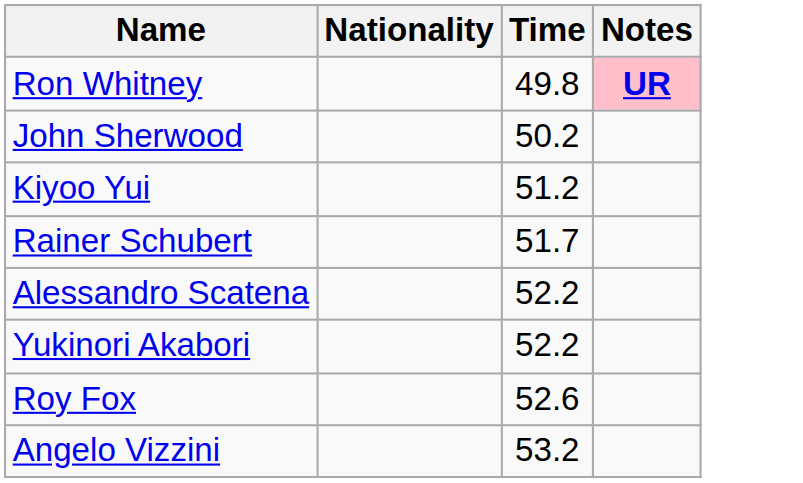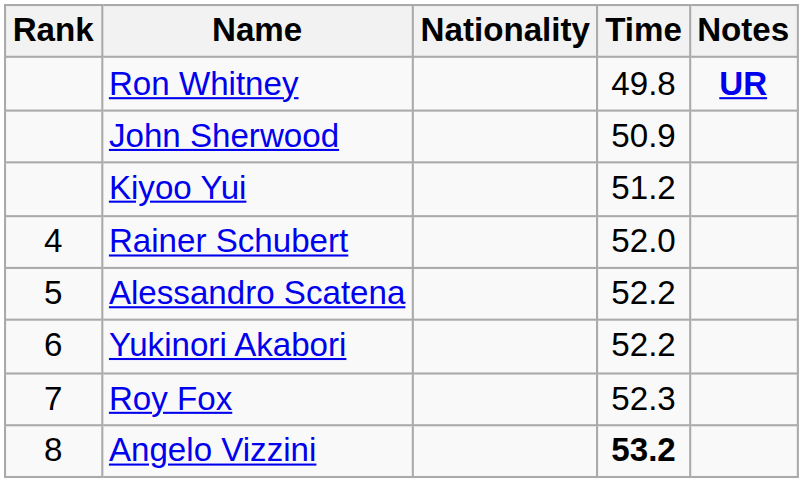+ column: (53, 30)
(647, 83) pink background -> (743, 83) no background
(547, 135) 50.2 -> (644, 135) 50.9
(547, 240) 51.7 -> (644, 240) 52.0
(547, 398) 52.6 -> (644, 398) 52.3
(547, 450) normal -> (644, 450) bold
